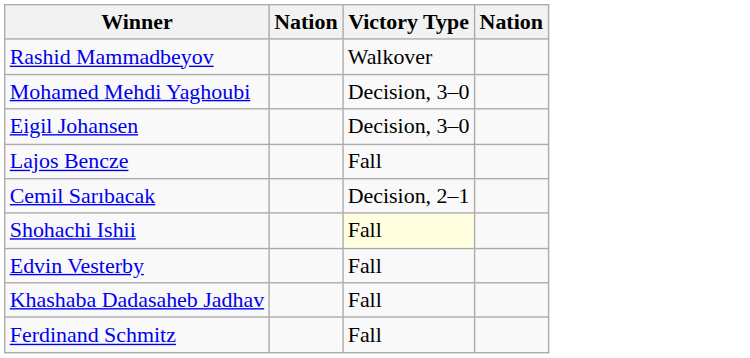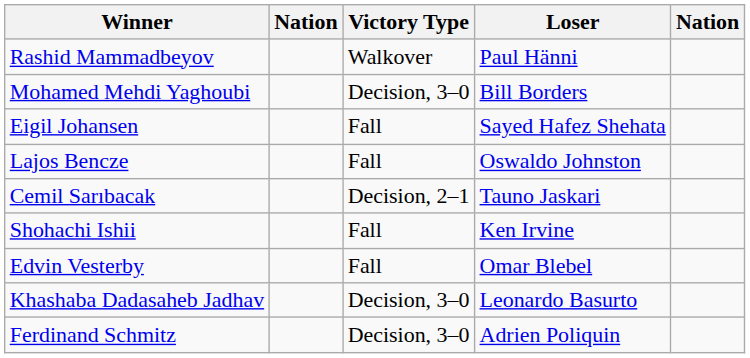+ column: (573, 21)
(409, 126) Decision, 3–0 -> (365, 126) Fall
(365, 230) lightyellow background -> (365, 230) no background
(365, 299) Fall -> (409, 299) Decision, 3–0
(365, 334) Fall -> (409, 334) Decision, 3–0
